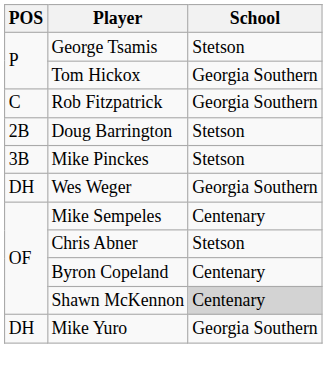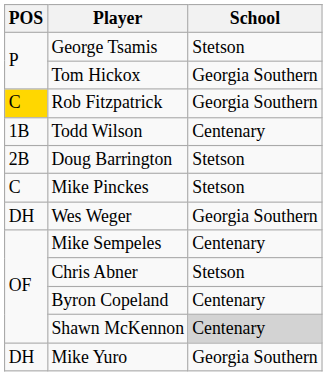(15, 103) no background -> (15, 103) gold background
+ row: (97, 131)
(19, 159) 3B -> (15, 187) C
